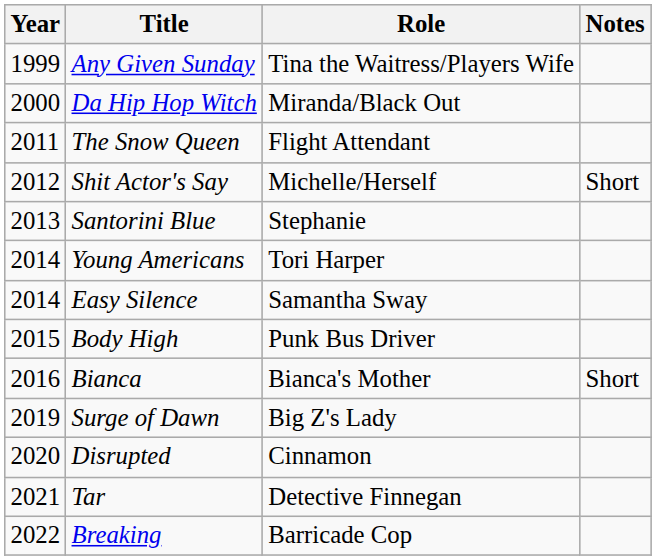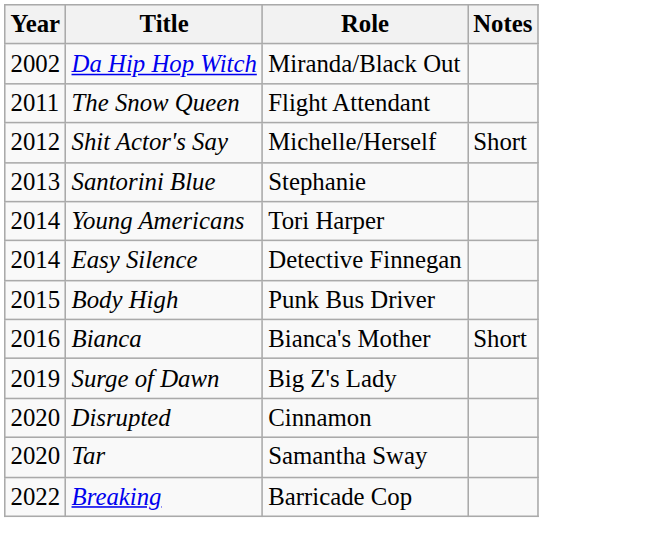- row: (163, 63)
(35, 102) 2000 -> (35, 63) 2002
(348, 299) Samantha Sway -> (365, 260) Detective Finnegan
(35, 496) 2021 -> (35, 456) 2020
(365, 496) Detective Finnegan -> (348, 456) Samantha Sway
